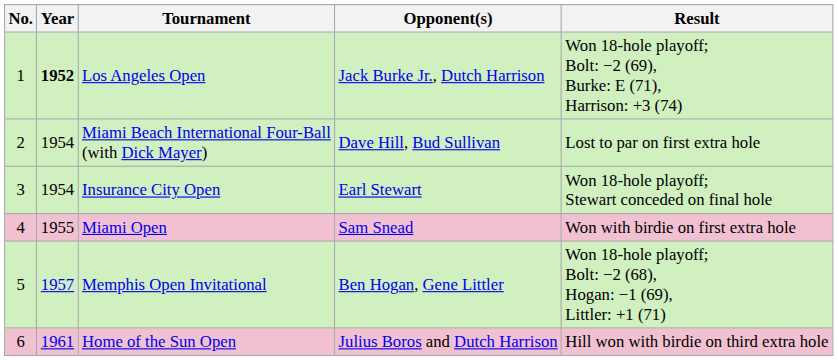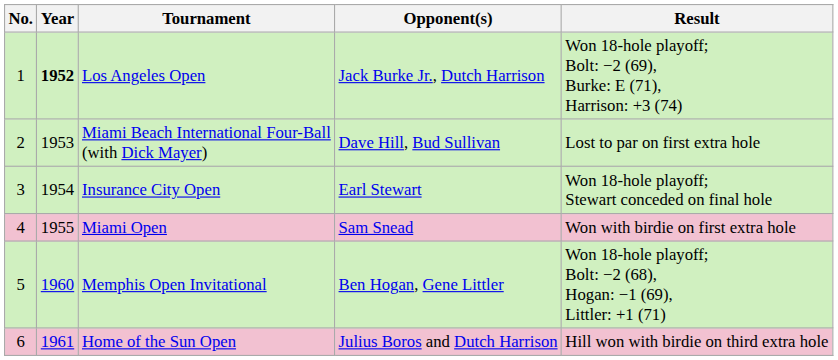(58, 142) 1954 -> (58, 142) 1953
(58, 285) 1957 -> (58, 285) 1960
